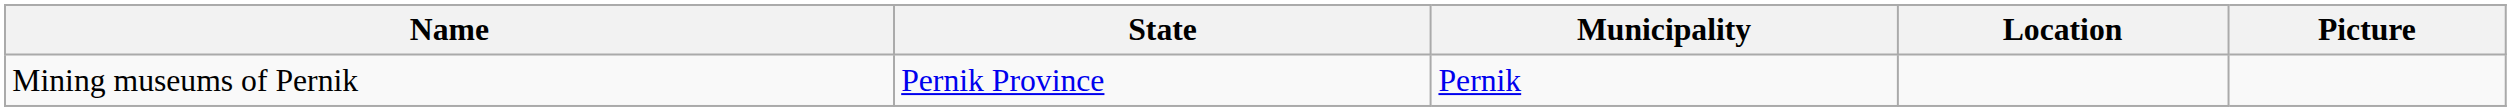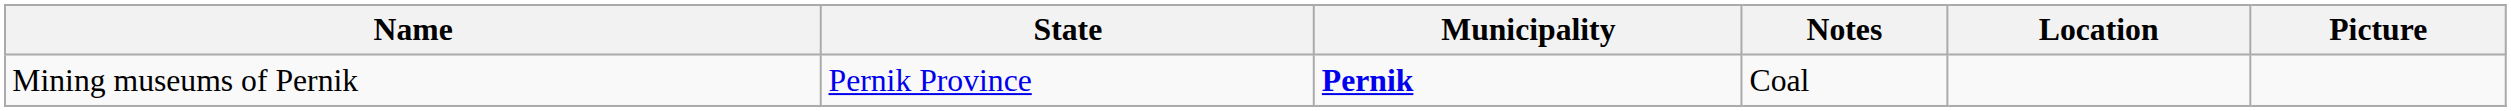+ column: (1844, 29)
(1480, 79) normal -> (1368, 79) bold
